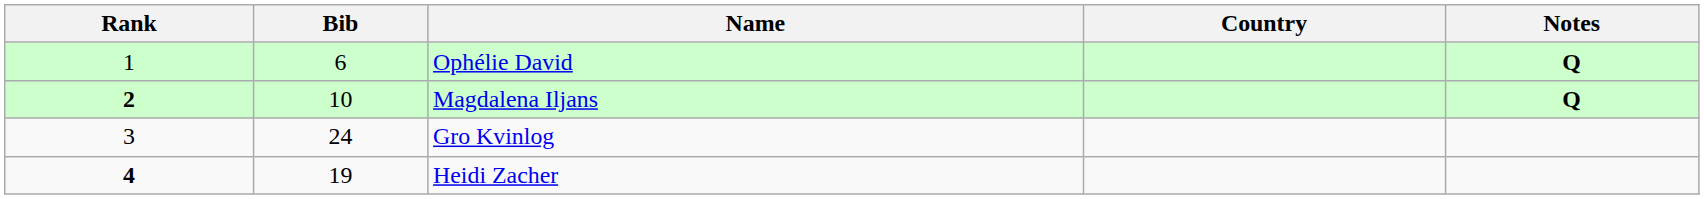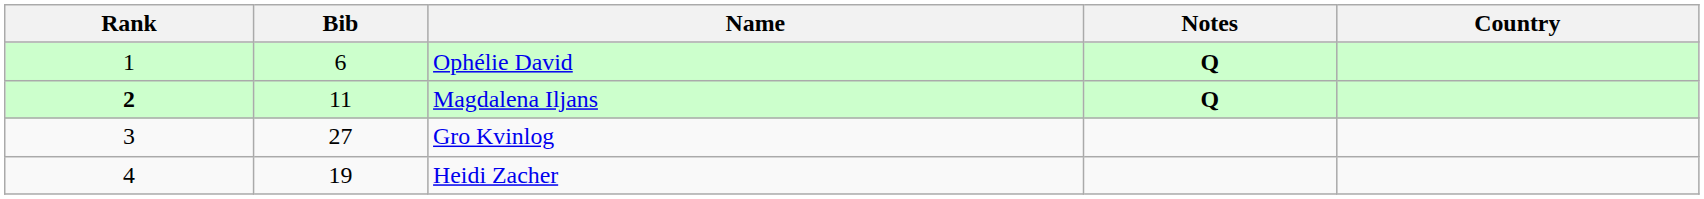columns swapped: (1264, 23) <-> (1572, 23)
(340, 99) 10 -> (340, 99) 11
(340, 136) 24 -> (340, 136) 27
(129, 174) bold -> (129, 174) normal
